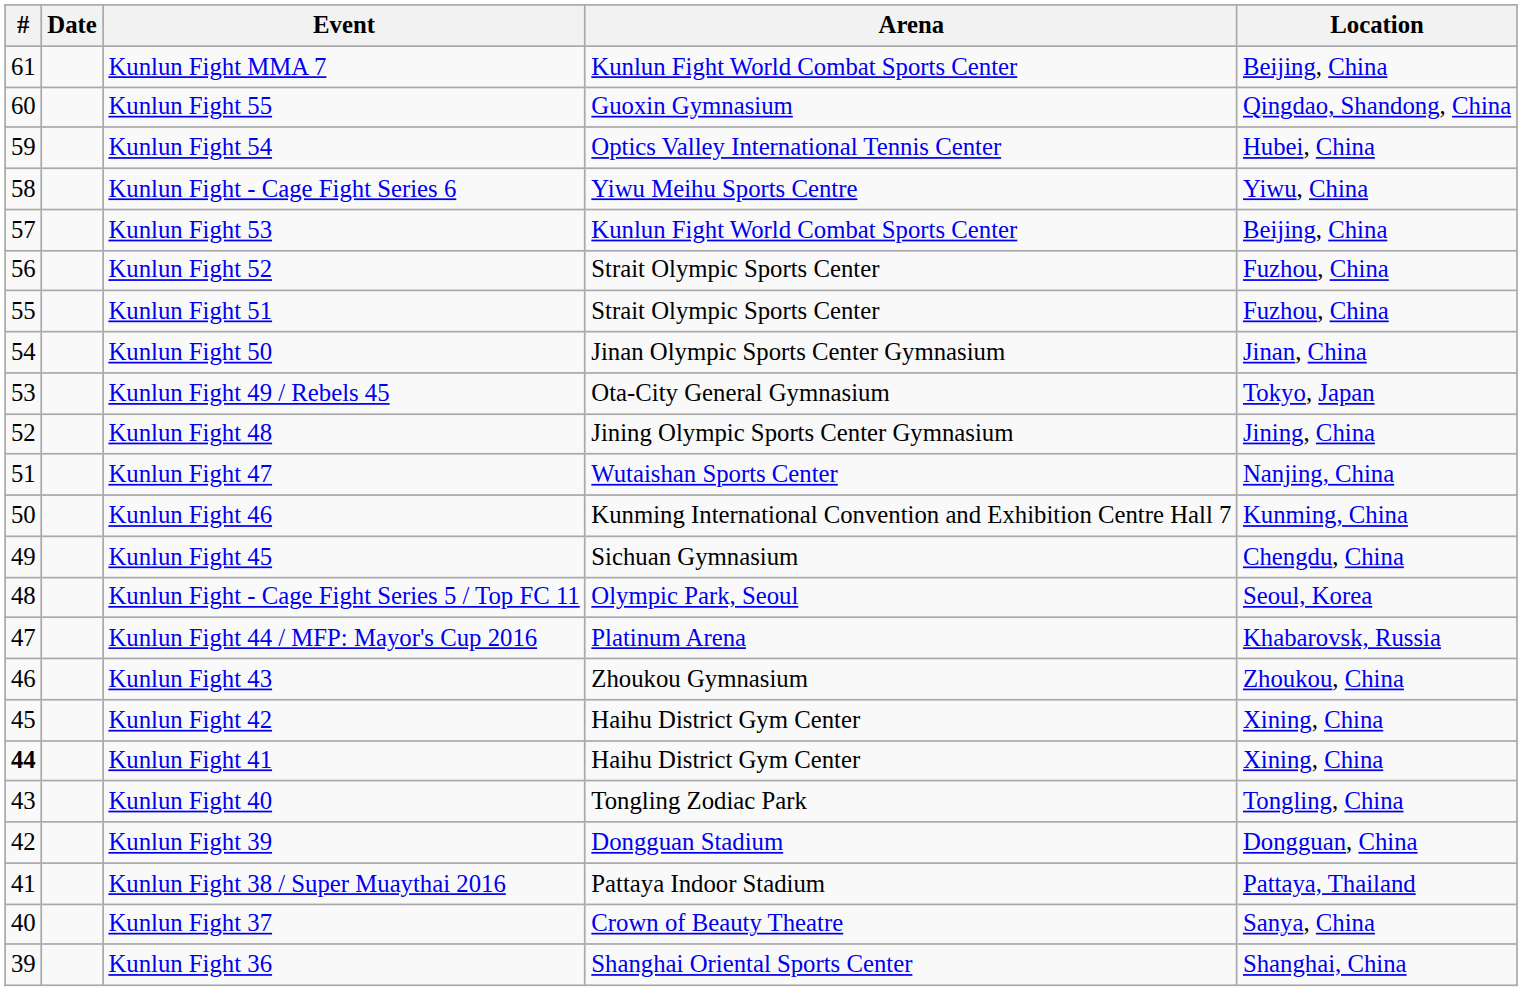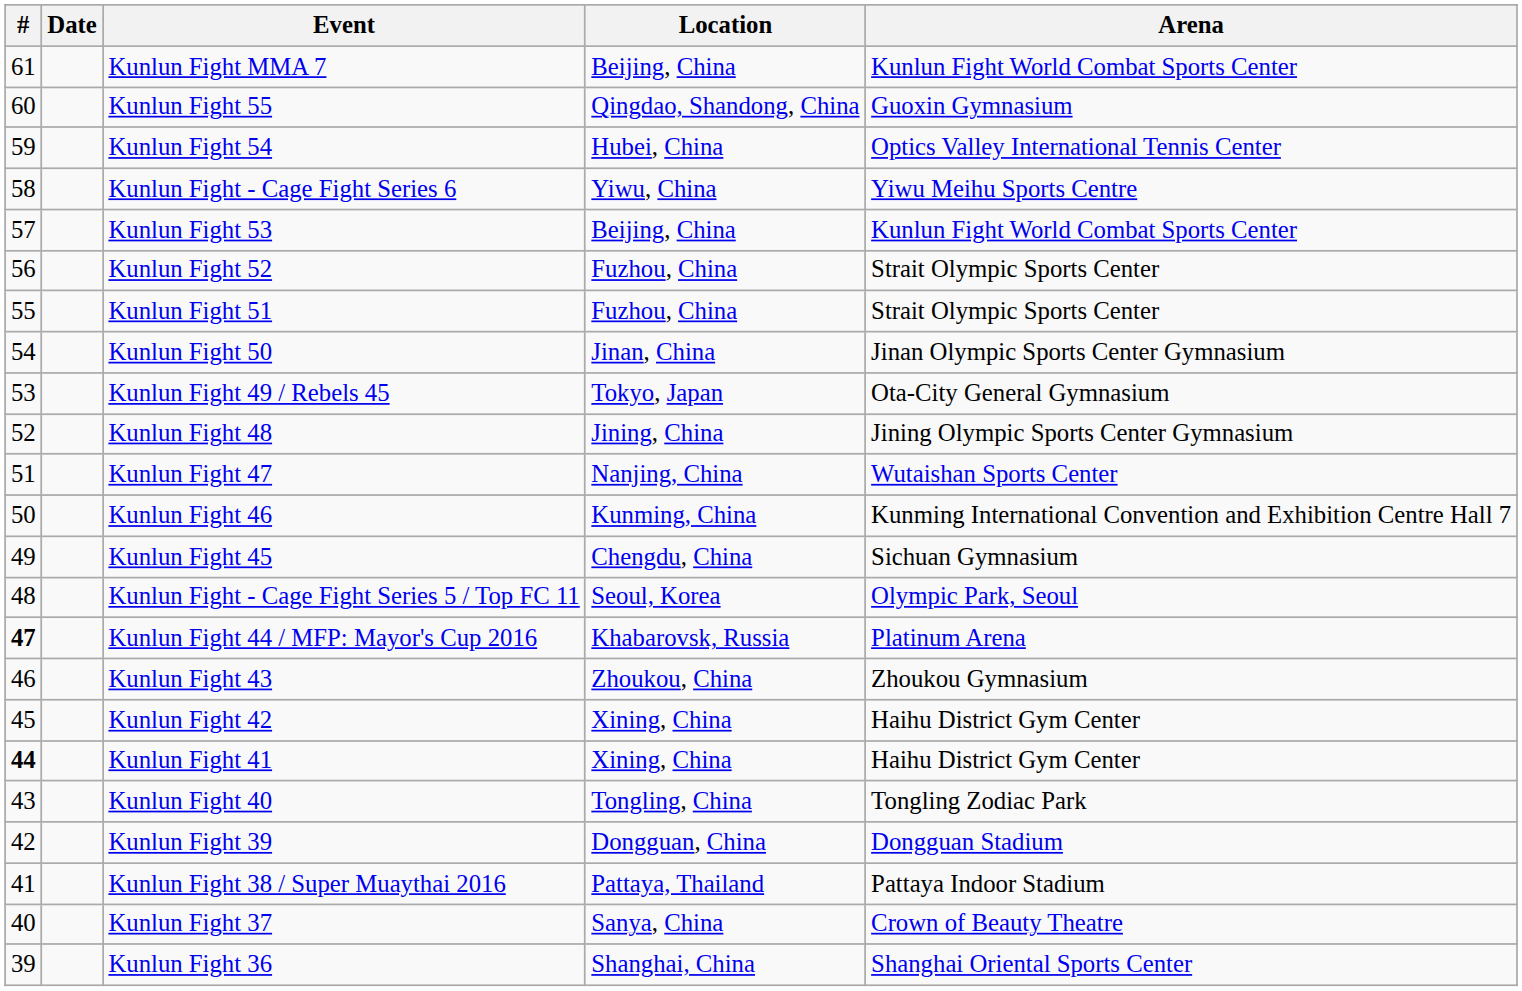columns swapped: (911, 25) <-> (1377, 25)
(23, 638) normal -> (23, 638) bold
